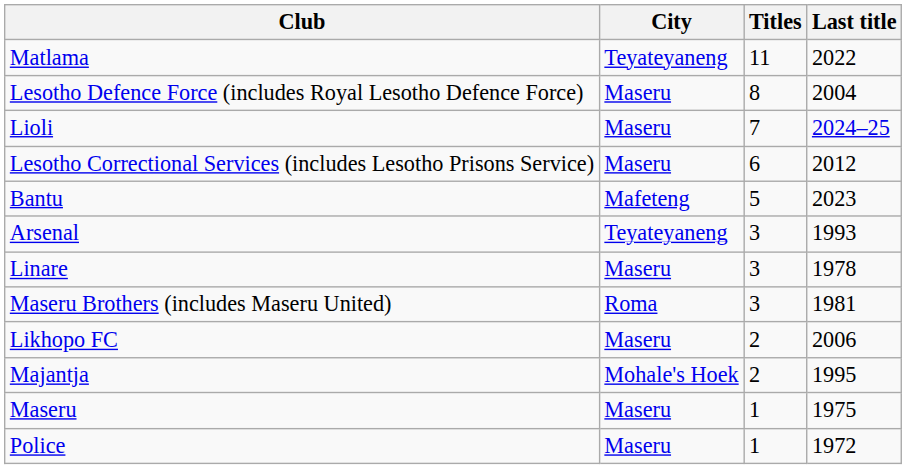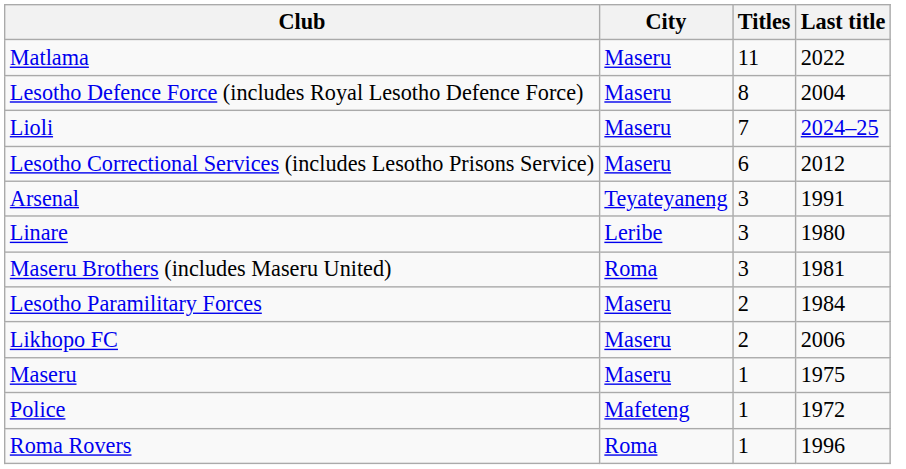(666, 57) Teyateyaneng -> (638, 57) Maseru
- row: (36, 198)
(834, 233) 1993 -> (823, 198) 1991
(638, 269) Maseru -> (633, 233) Leribe
(834, 269) 1978 -> (823, 233) 1980
+ row: (136, 304)
- row: (49, 374)
(638, 445) Maseru -> (647, 410) Mafeteng
+ row: (71, 445)
